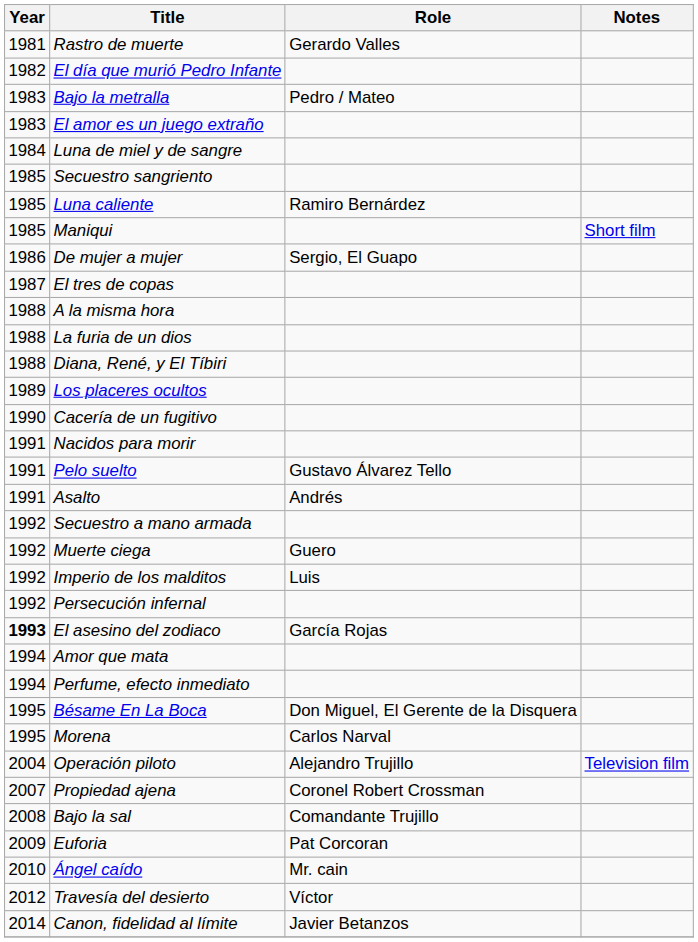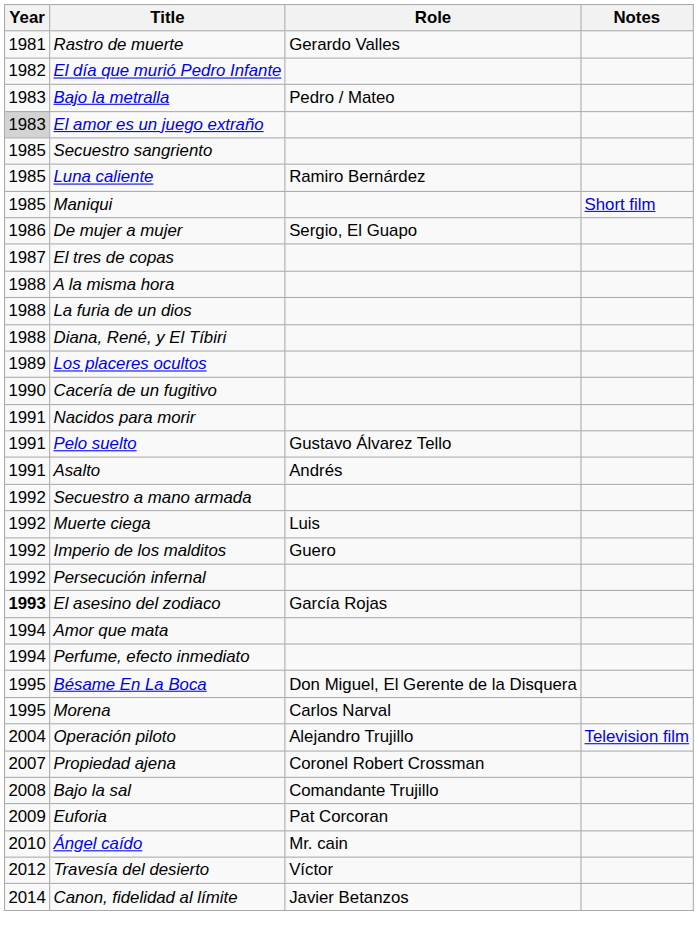(27, 124) no background -> (27, 124) lightgrey background
- row: (148, 151)
(312, 550) Guero -> (305, 524) Luis
(305, 577) Luis -> (312, 550) Guero
